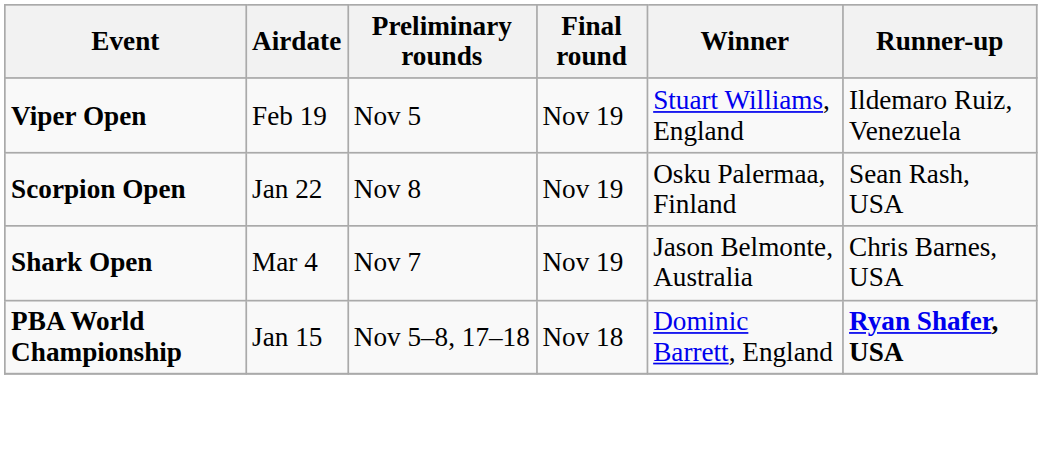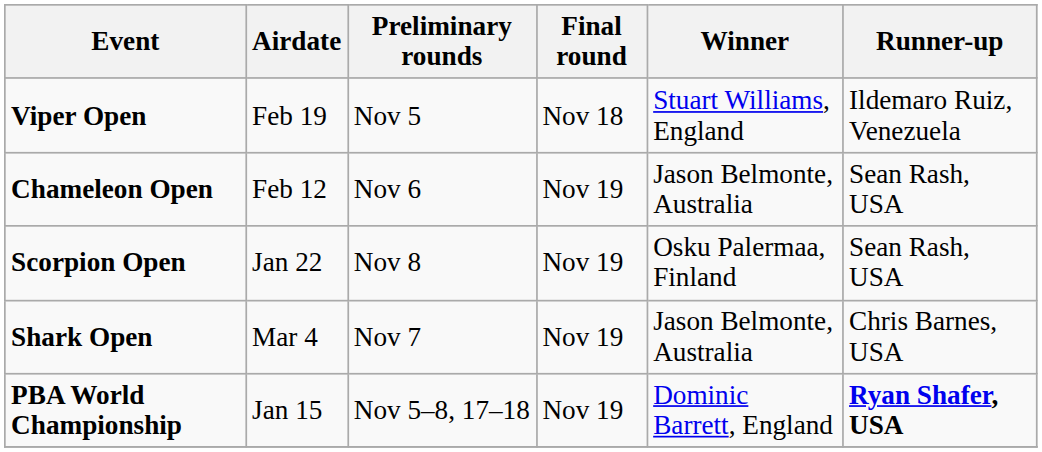(583, 115) Nov 19 -> (583, 115) Nov 18
+ row: (112, 188)
(583, 336) Nov 18 -> (583, 410) Nov 19
